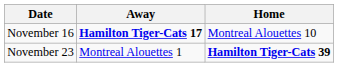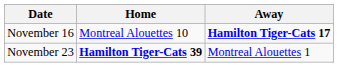columns swapped: (141, 14) <-> (269, 14)
